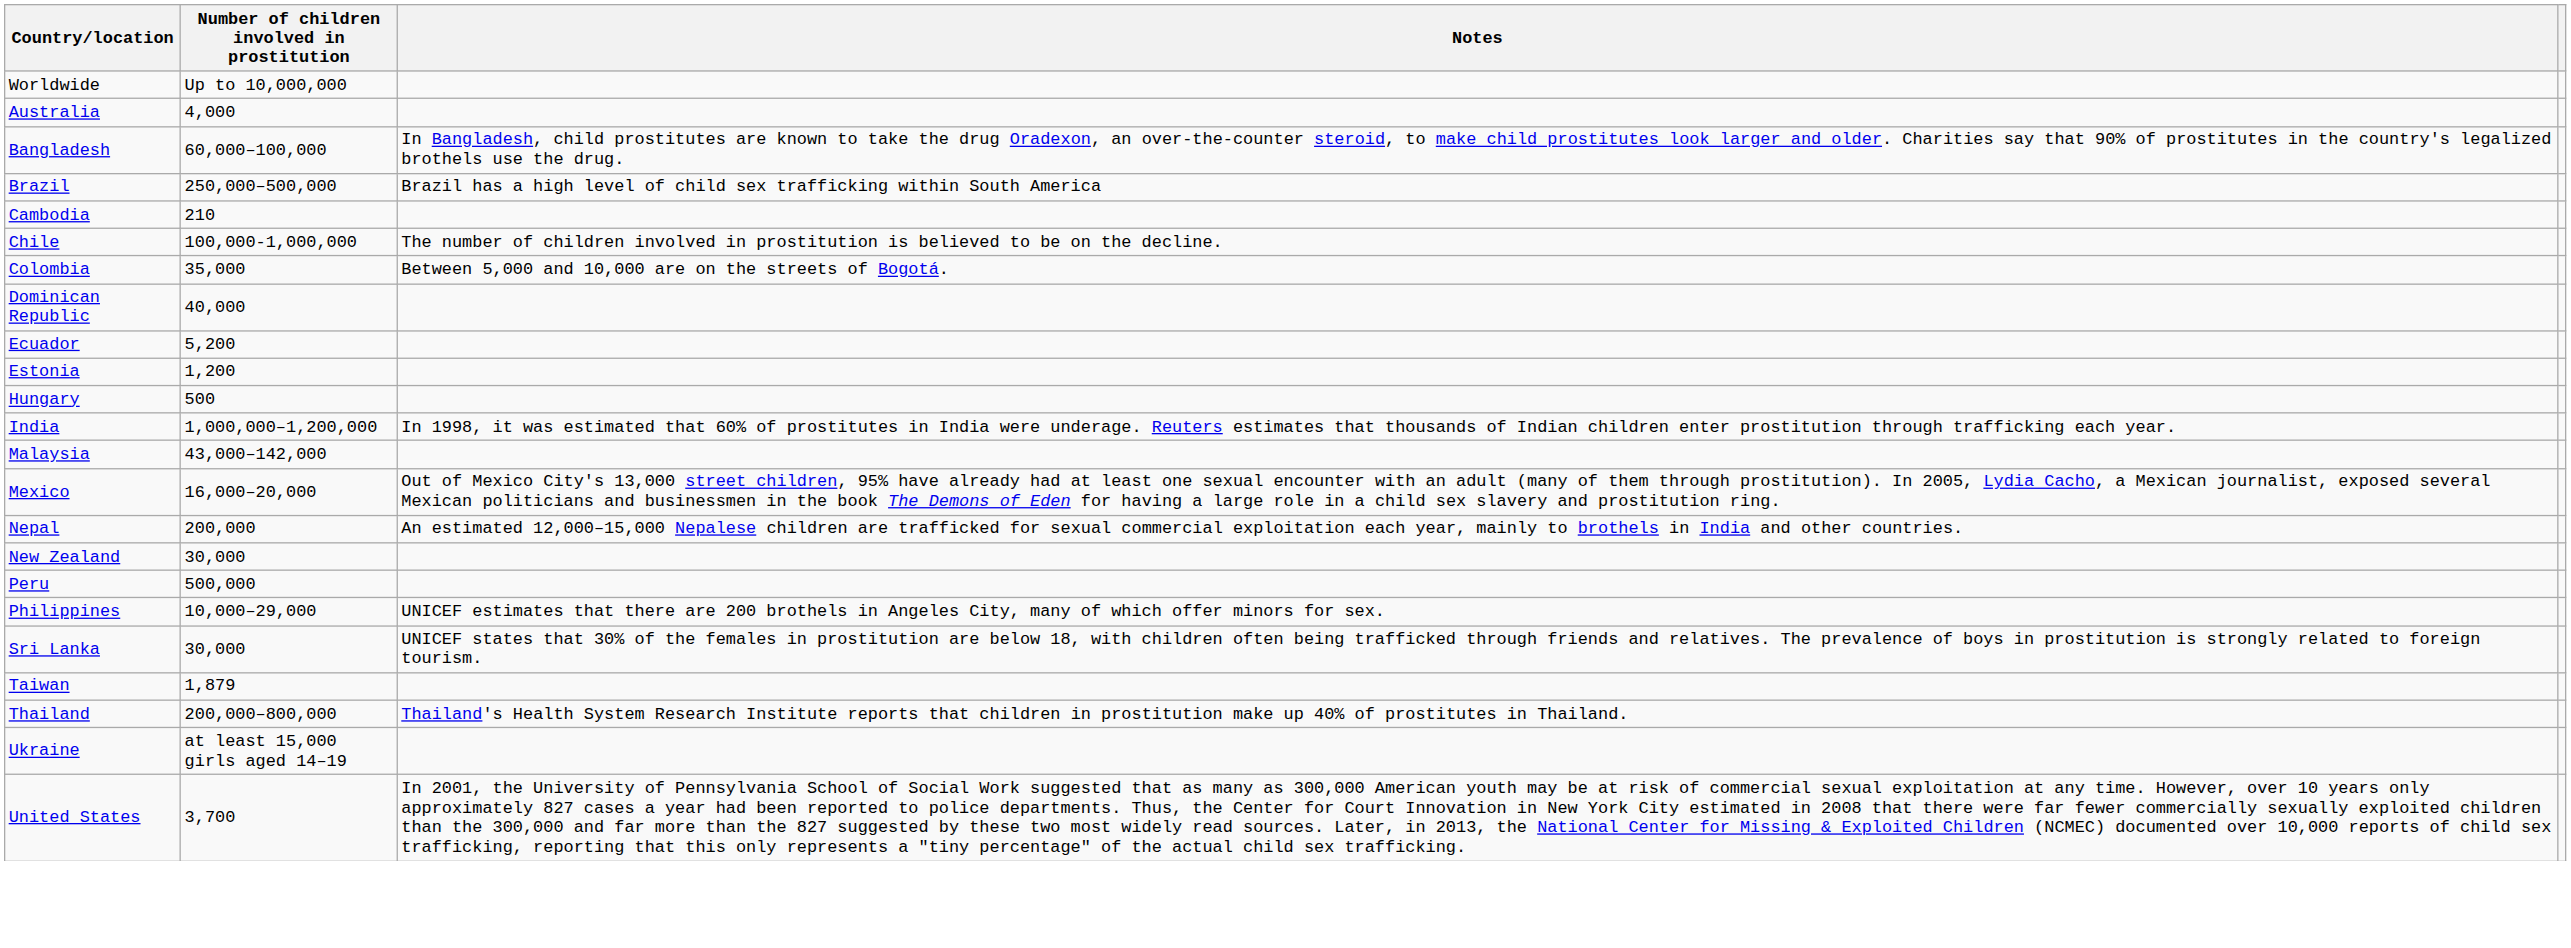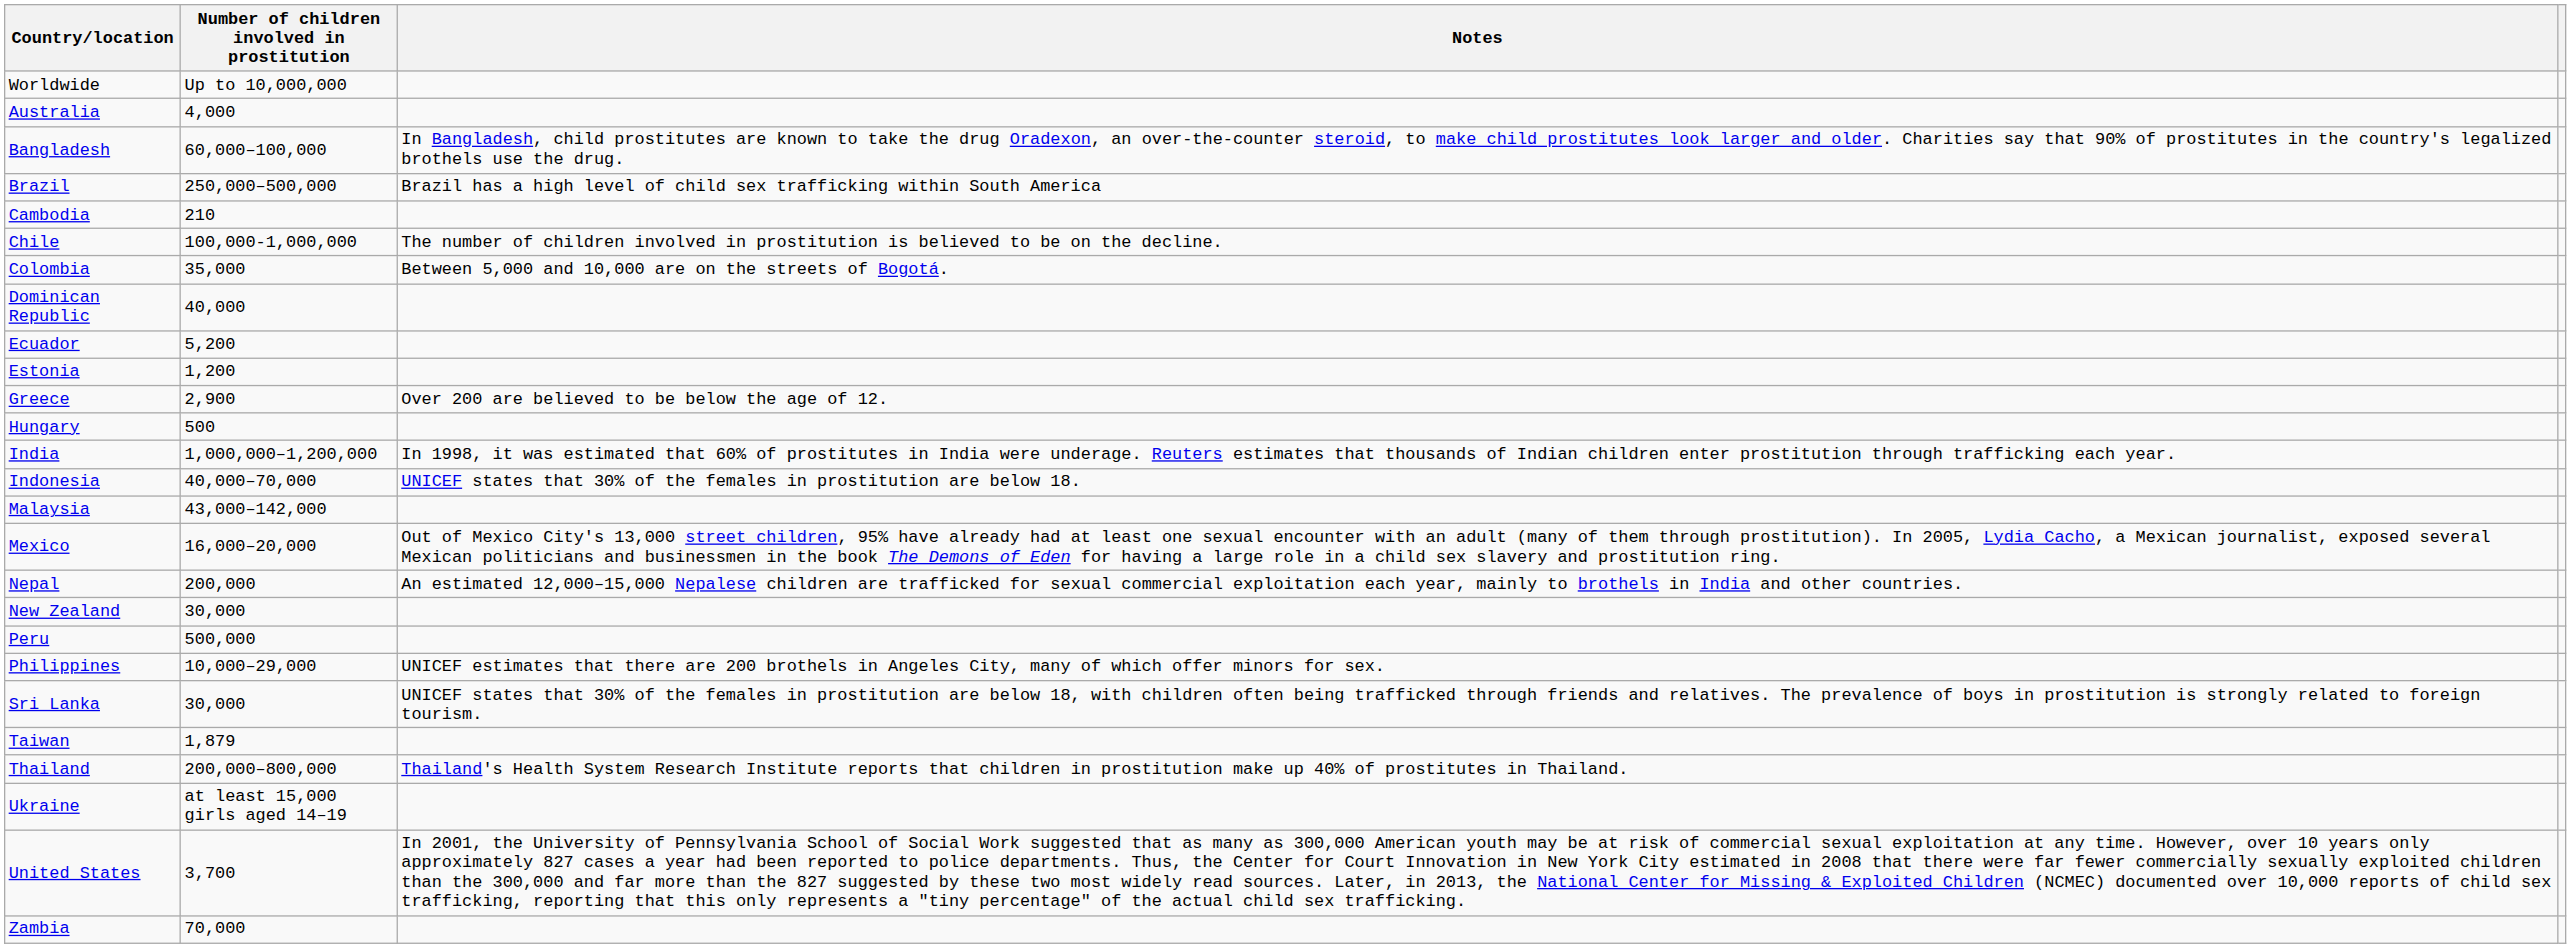+ row: (39, 399)
+ row: (54, 482)
+ row: (39, 930)
